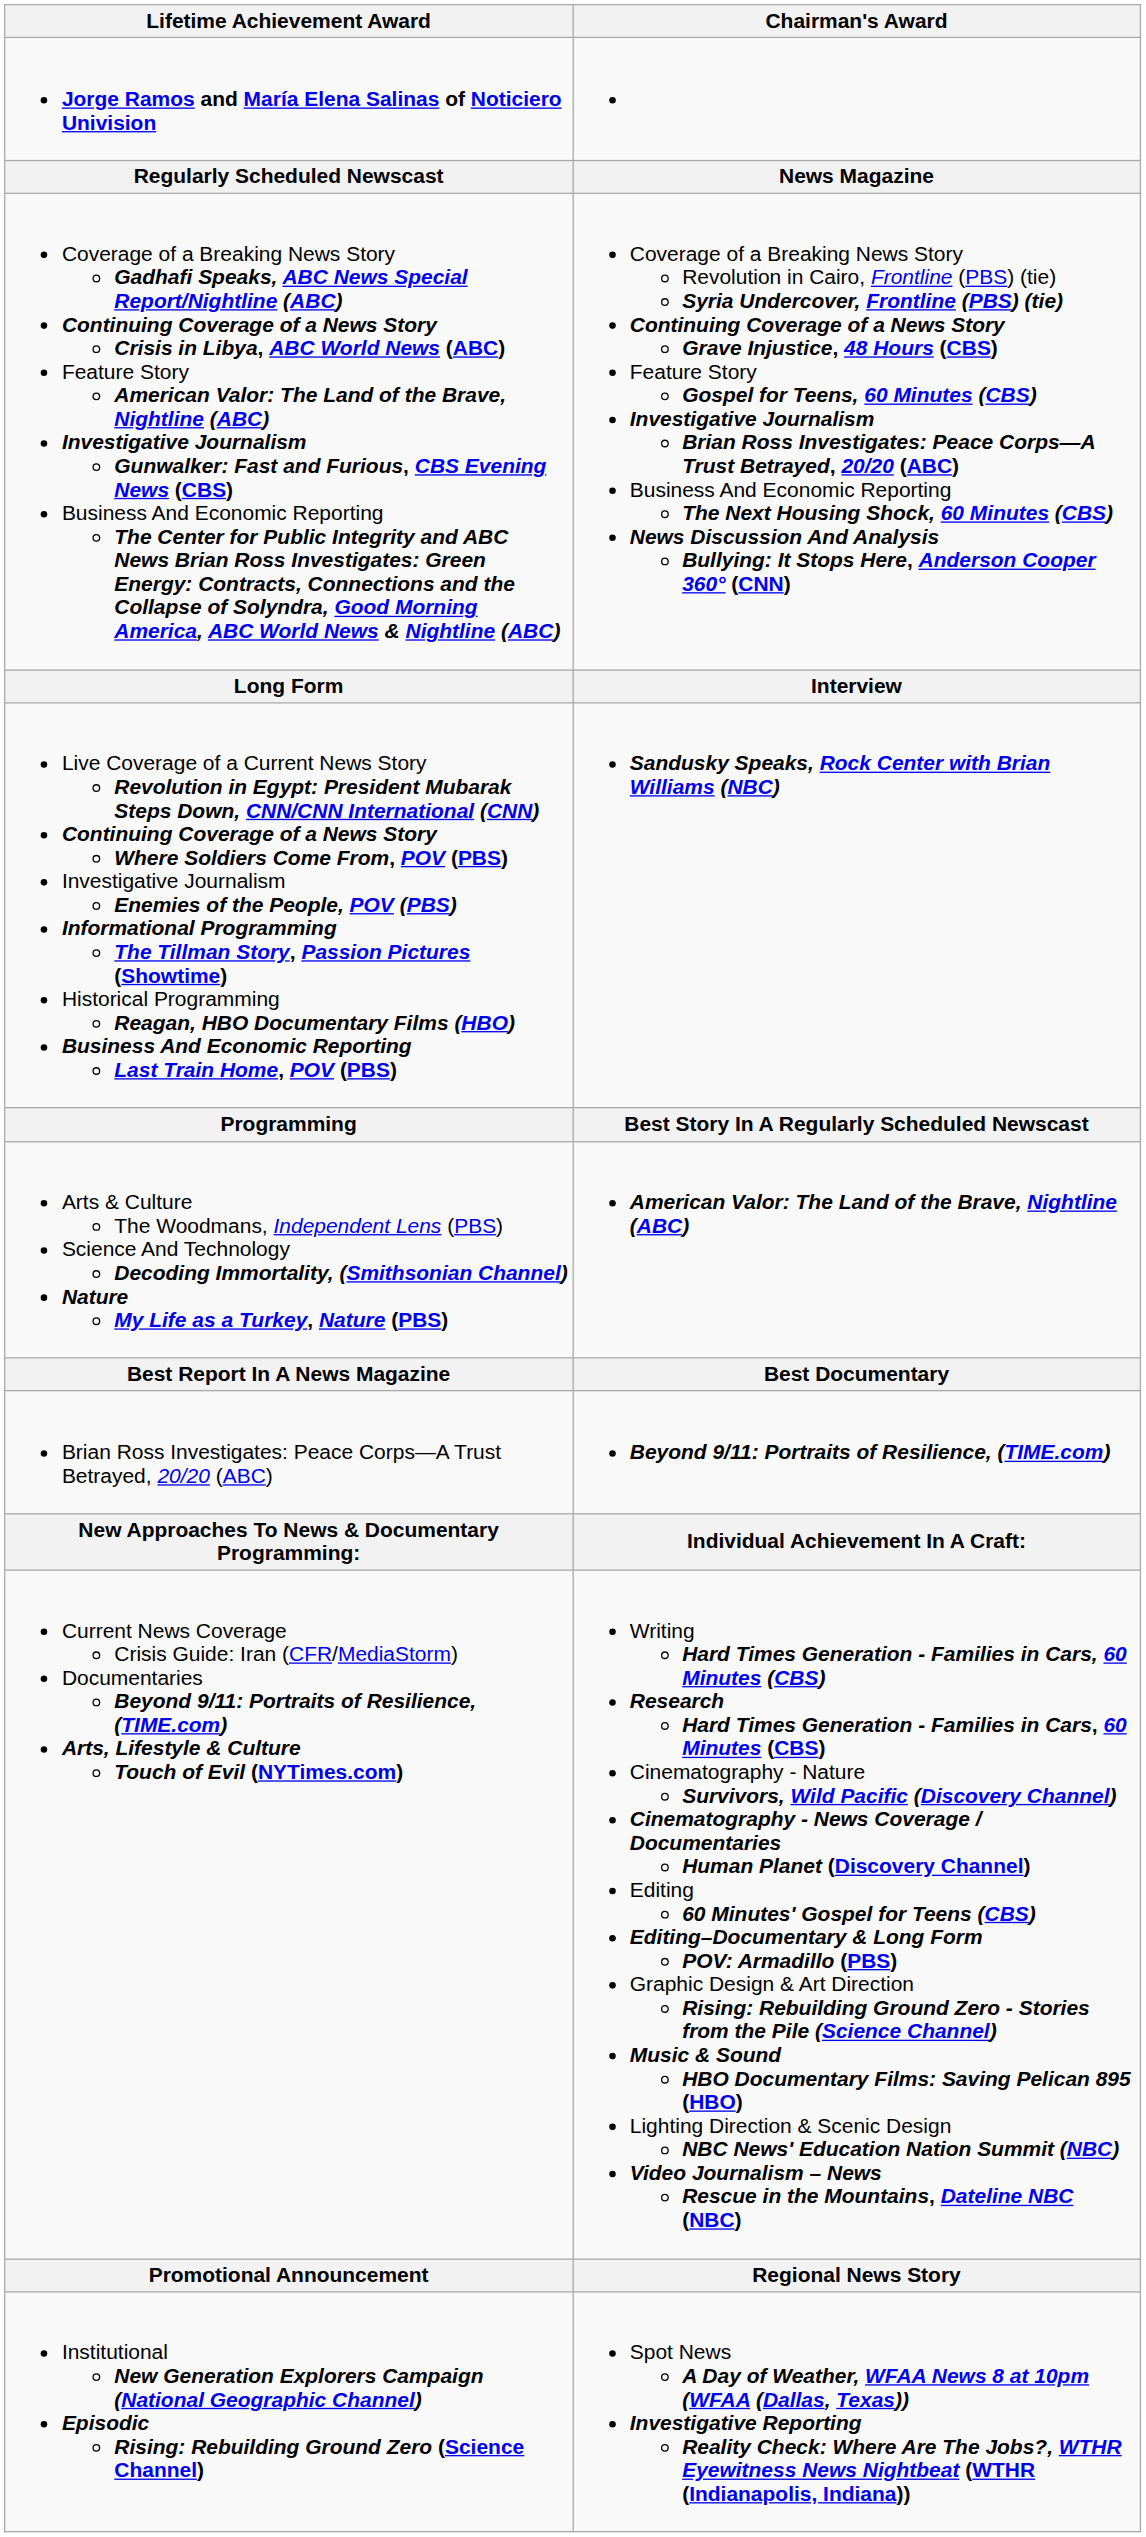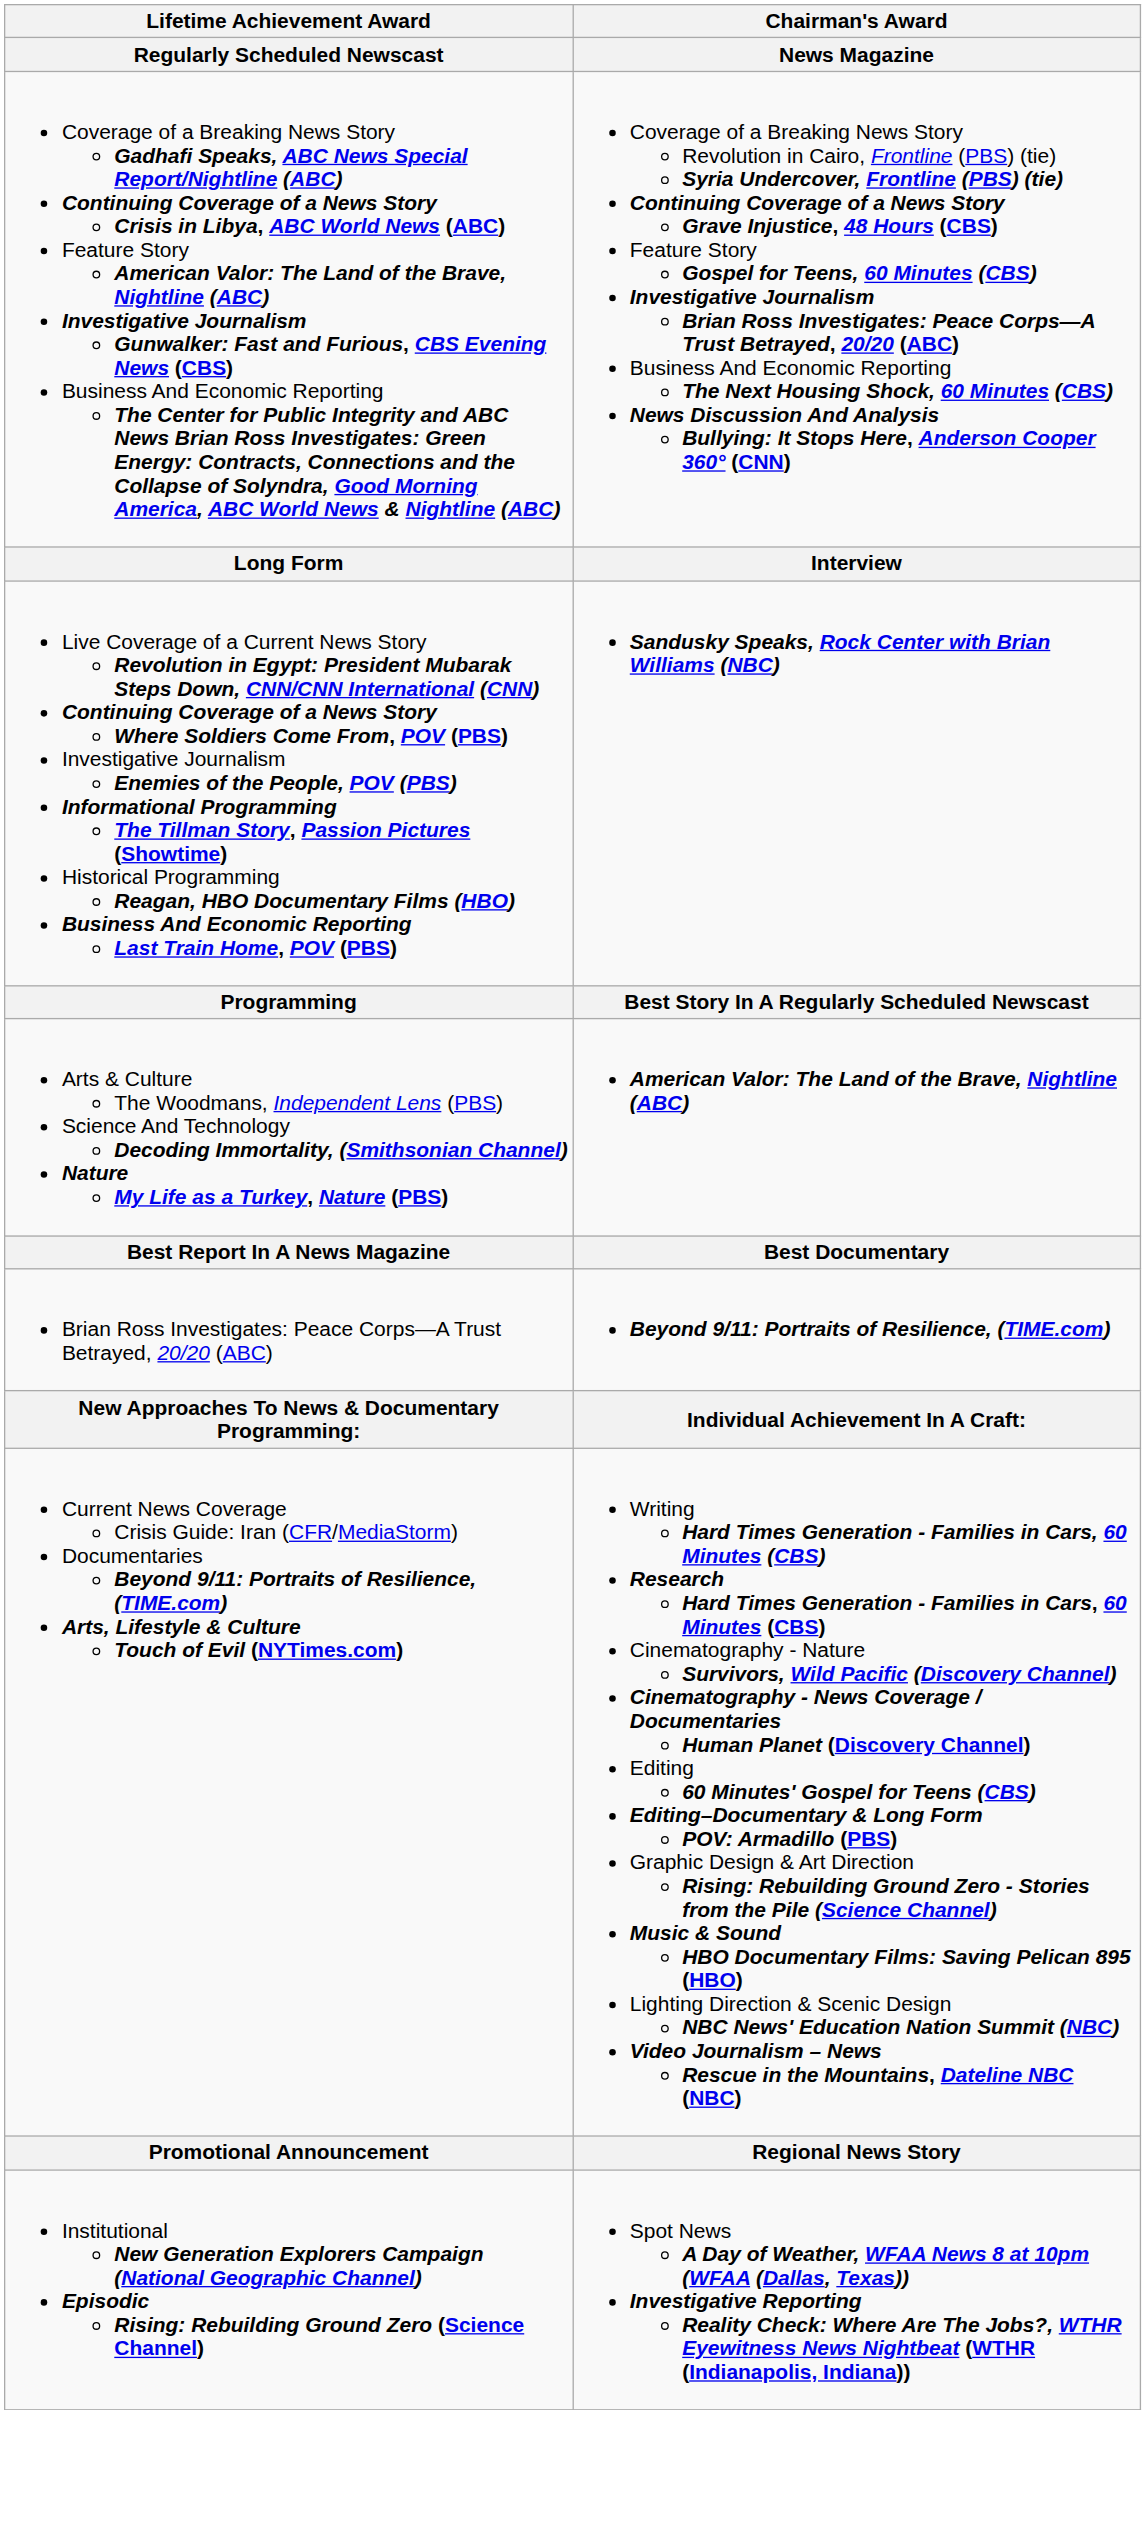- row: (289, 111)
